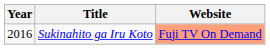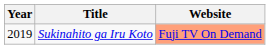(20, 34) 2016 -> (20, 34) 2019
